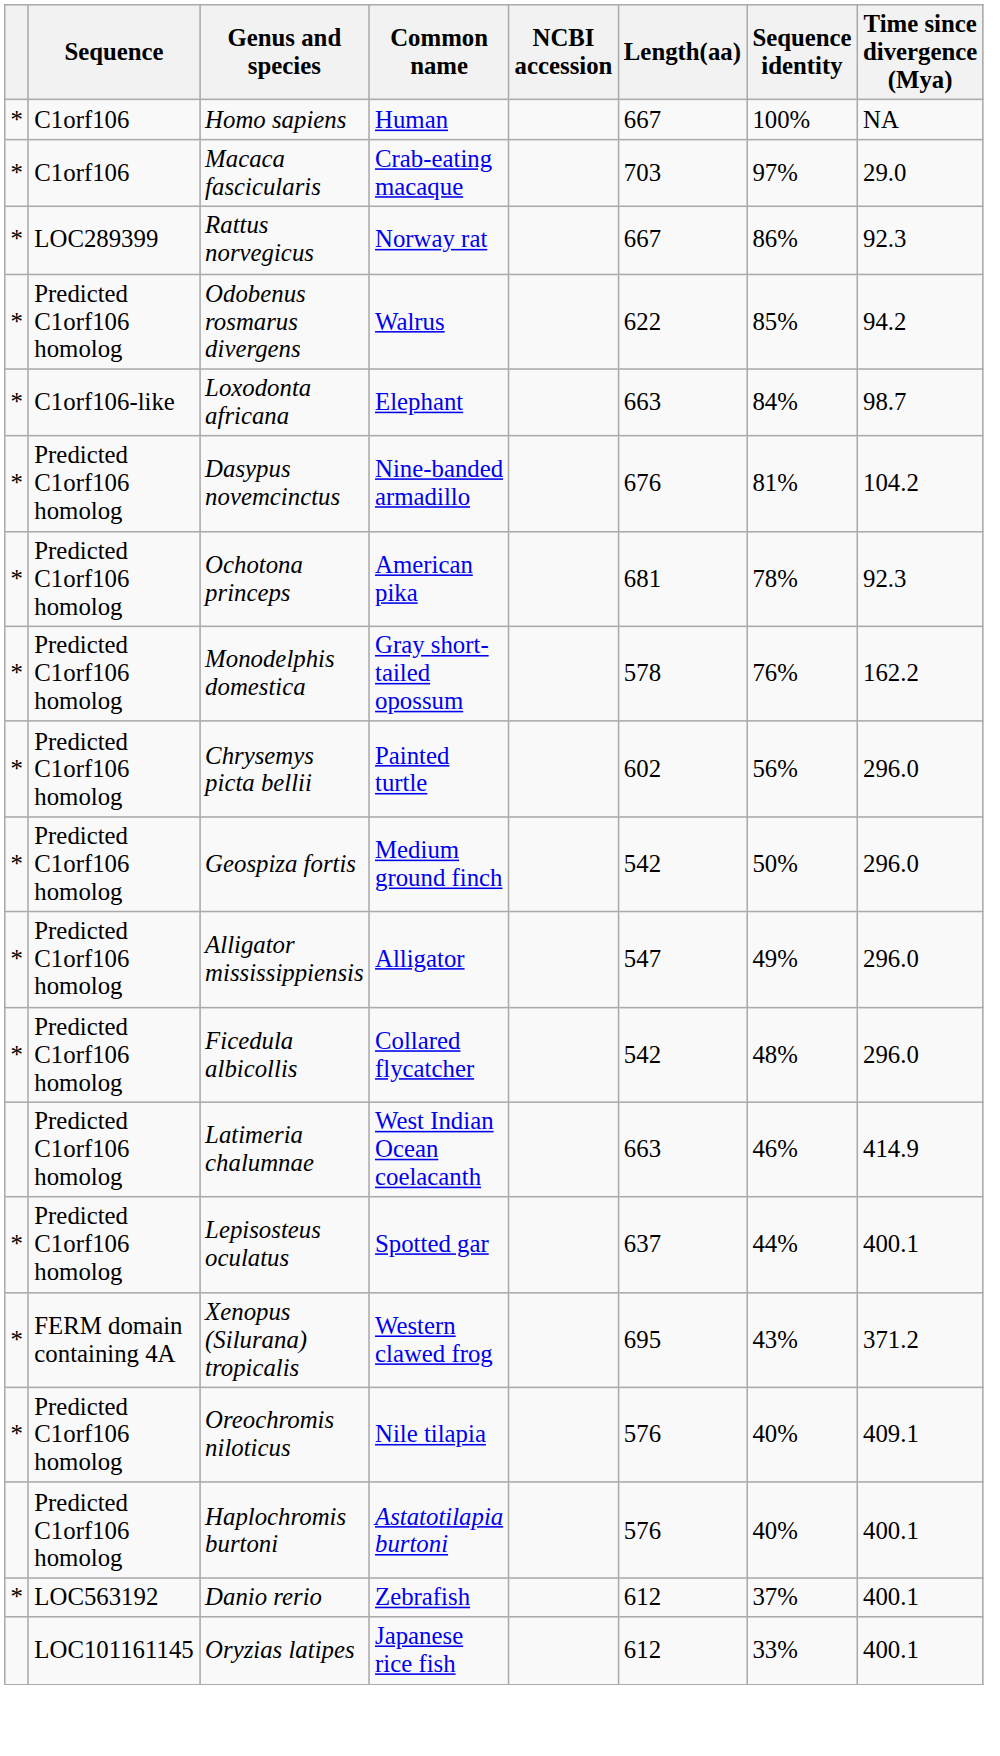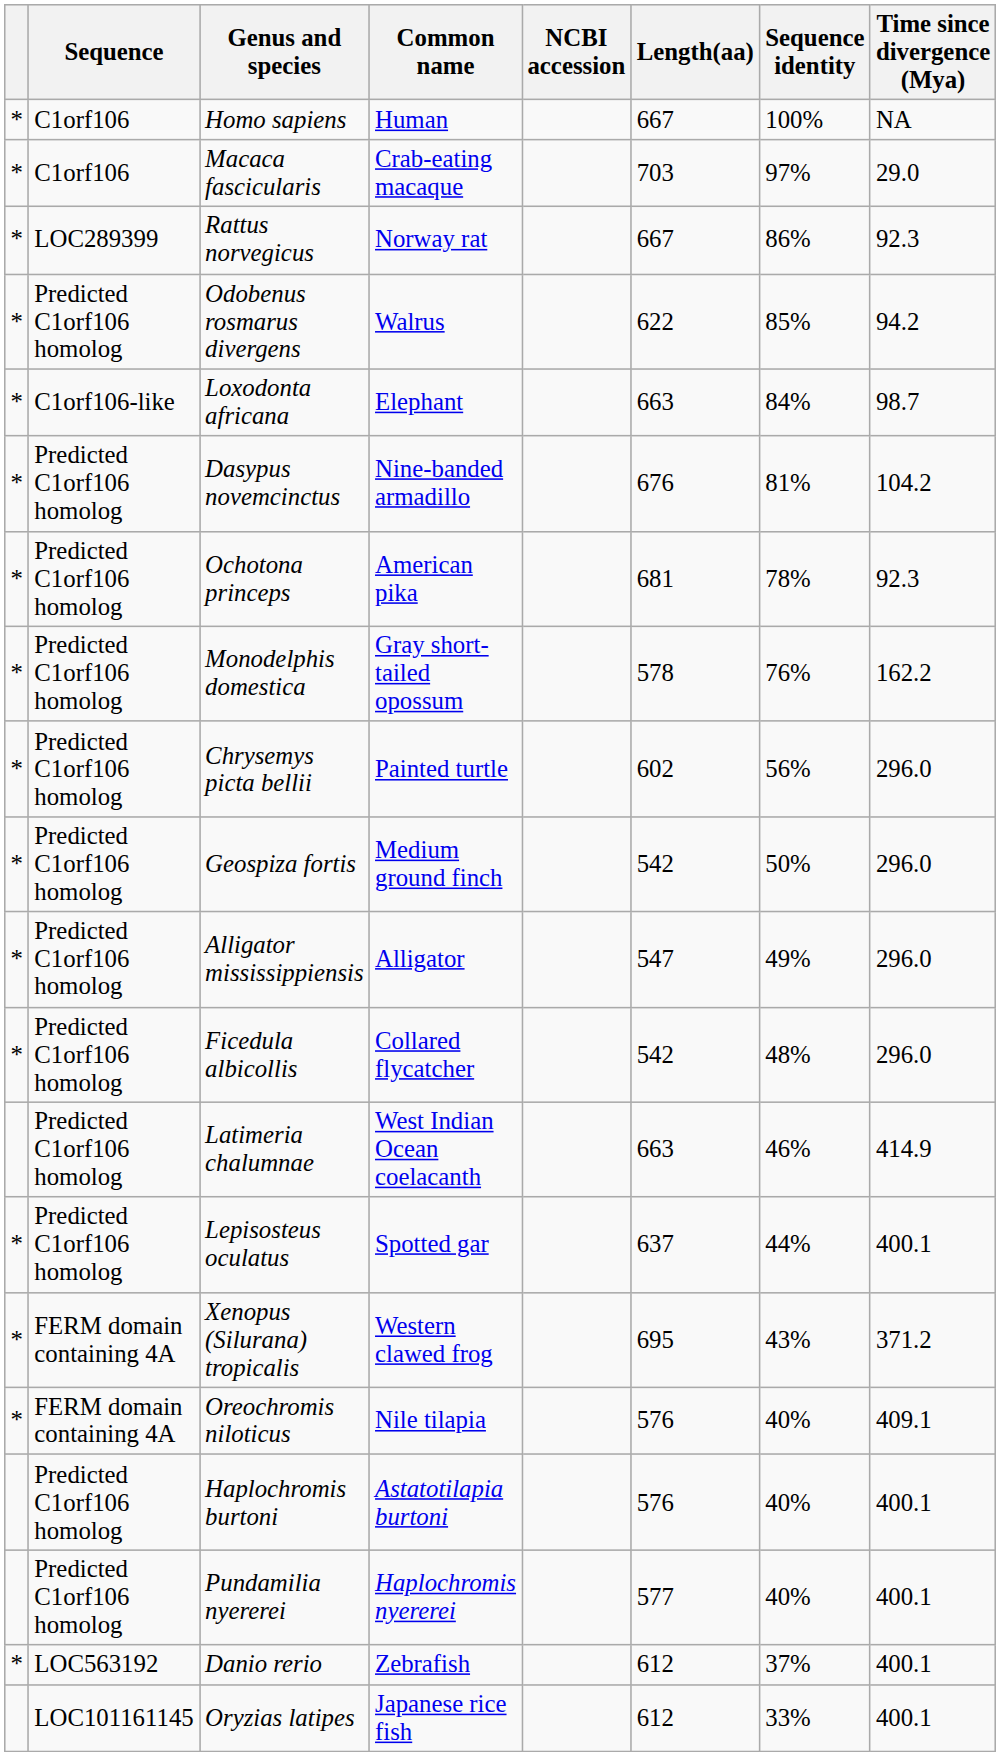(82, 1434) Predicted C1orf106 homolog -> (108, 1420) FERM domain containing 4A
+ row: (263, 1597)
